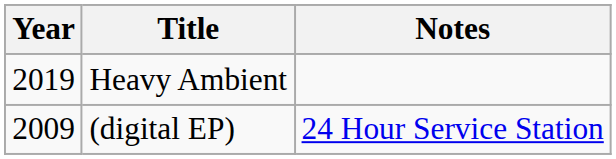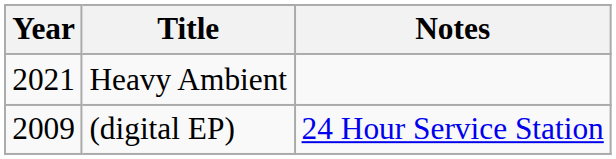(44, 79) 2019 -> (44, 79) 2021
